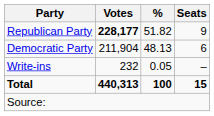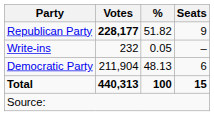rows swapped: (50, 48) <-> (29, 66)
